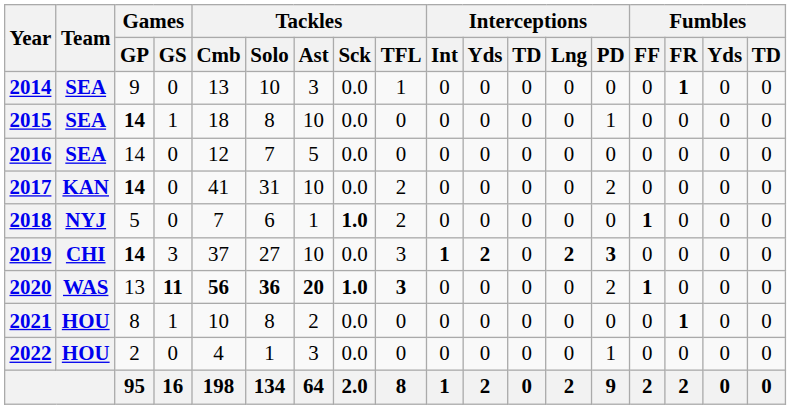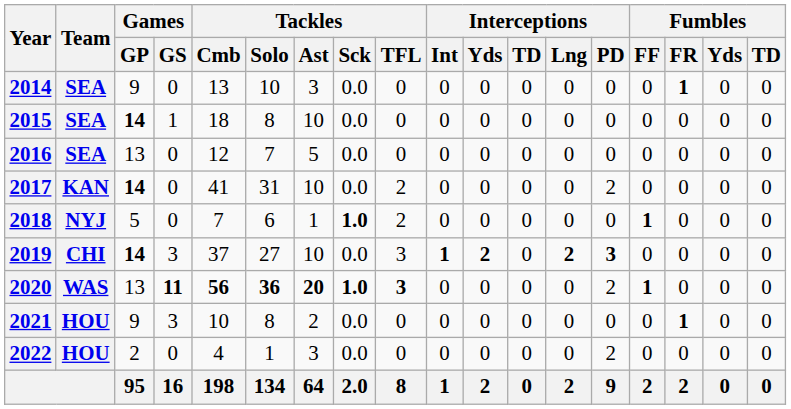(401, 87) 1 -> (401, 87) 0
(611, 120) 1 -> (611, 120) 0
(135, 154) 14 -> (135, 154) 13
(135, 320) 8 -> (135, 320) 9
(173, 320) 1 -> (173, 320) 3
(611, 353) 1 -> (611, 353) 2
